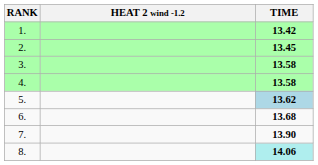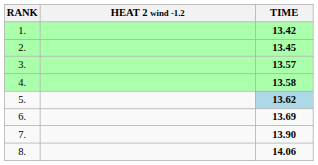(284, 65) 13.58 -> (284, 65) 13.57
(284, 117) 13.68 -> (284, 117) 13.69
(284, 152) paleturquoise background -> (284, 152) no background
